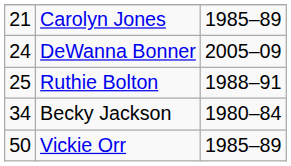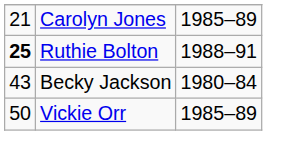- row: (118, 51)
(20, 82) normal -> (20, 51) bold
(20, 113) 34 -> (20, 82) 43
